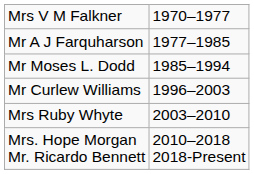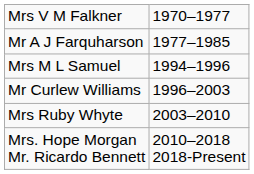- row: (71, 66)
+ row: (64, 66)
